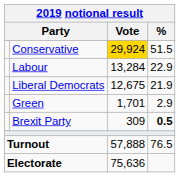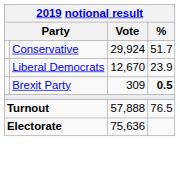(128, 49) gold background -> (128, 49) no background
(161, 49) 51.5 -> (161, 49) 51.7
- row: (30, 67)
(128, 85) 12,675 -> (128, 67) 12,670
(161, 85) 21.9 -> (161, 67) 23.9
- row: (28, 103)
